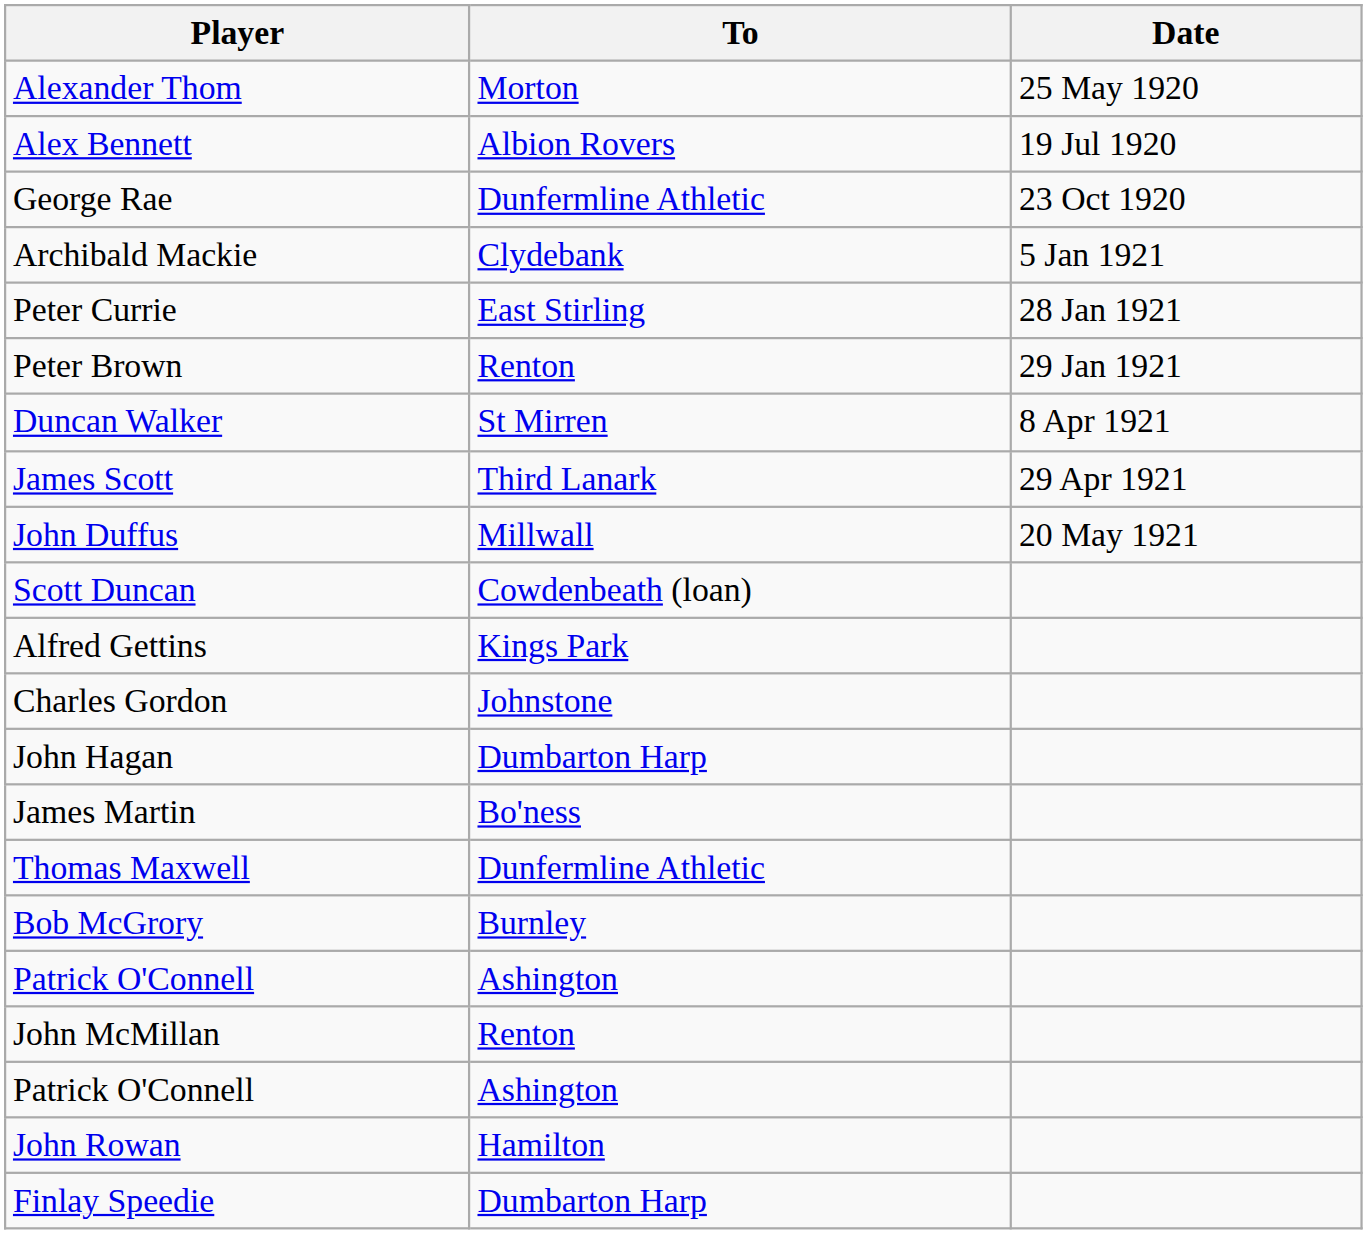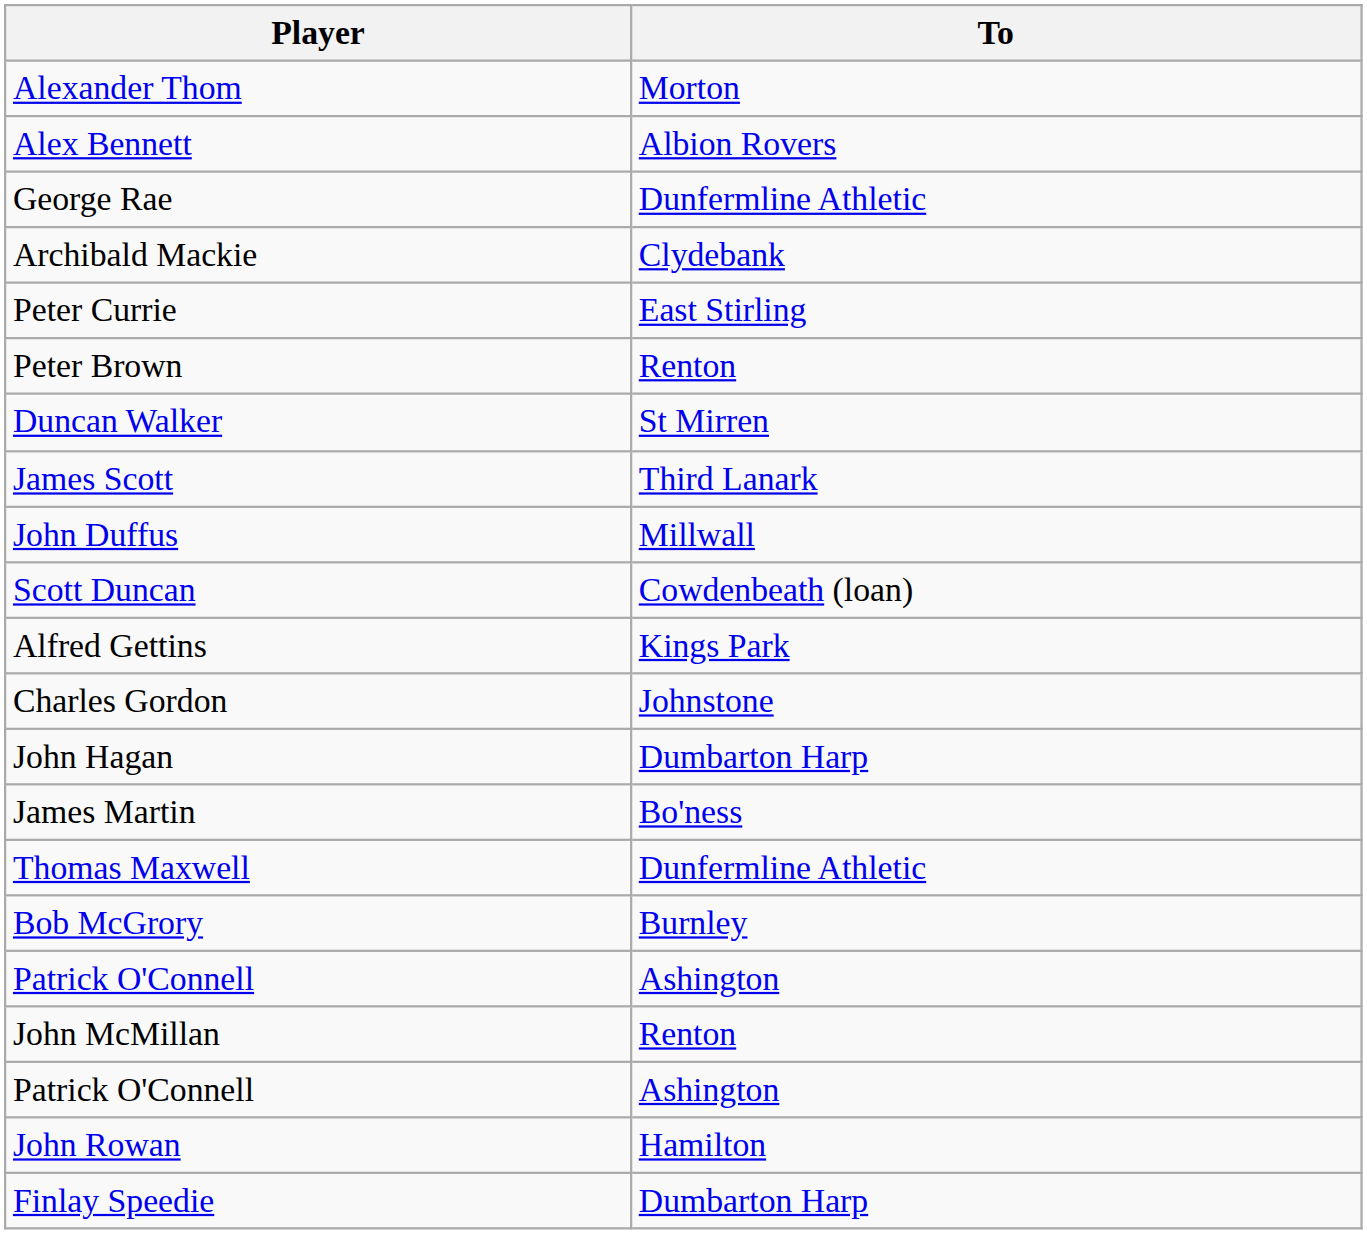- column: (1186, 32)
